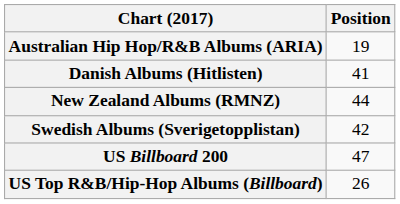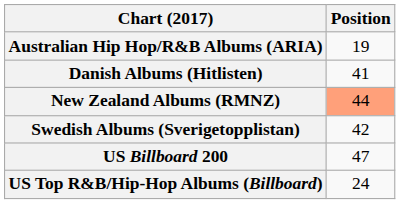(361, 101) no background -> (361, 101) lightsalmon background
(361, 184) 26 -> (361, 184) 24
